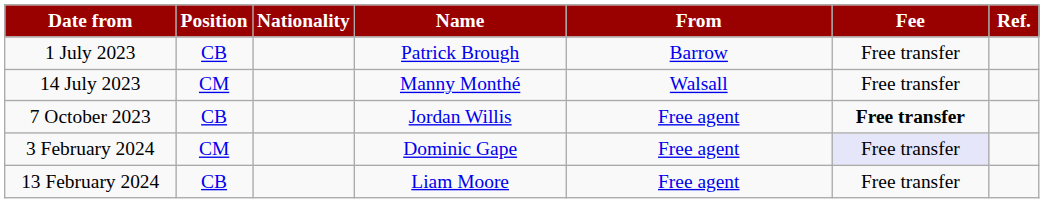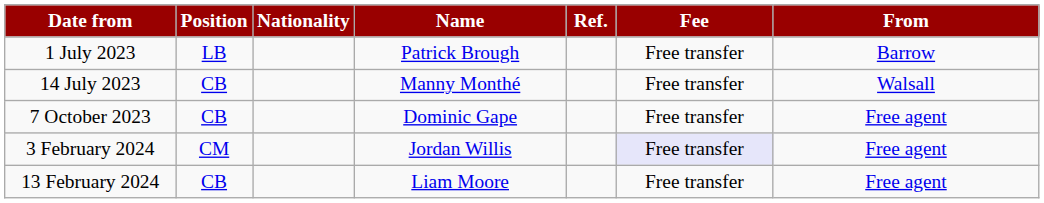columns swapped: (699, 20) <-> (1014, 20)
(214, 52) CB -> (214, 52) LB
(214, 85) CM -> (214, 85) CB
(460, 117) Jordan Willis -> (460, 117) Dominic Gape
(910, 117) bold -> (694, 117) normal
(460, 149) Dominic Gape -> (460, 149) Jordan Willis
